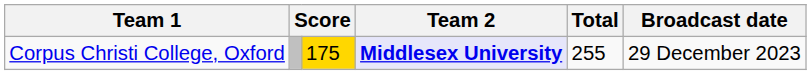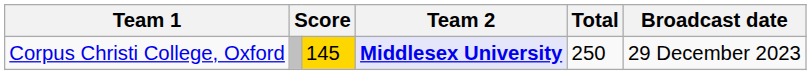(323, 52) 175 -> (323, 52) 145
(589, 52) 255 -> (589, 52) 250
